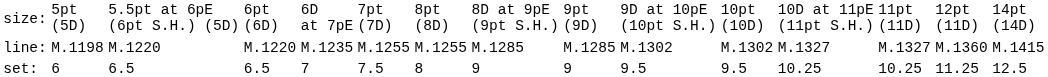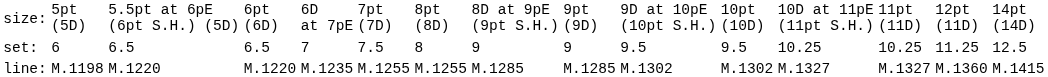rows swapped: (21, 69) <-> (25, 48)
